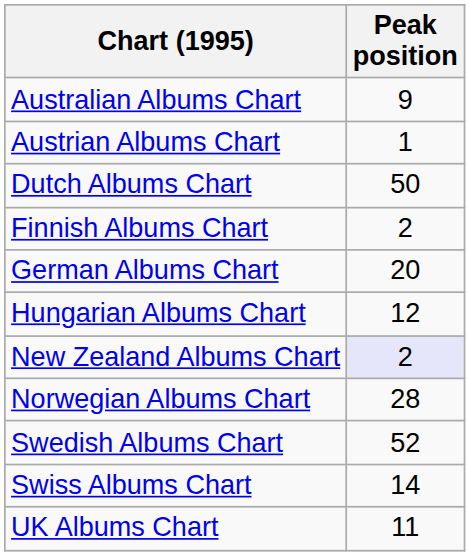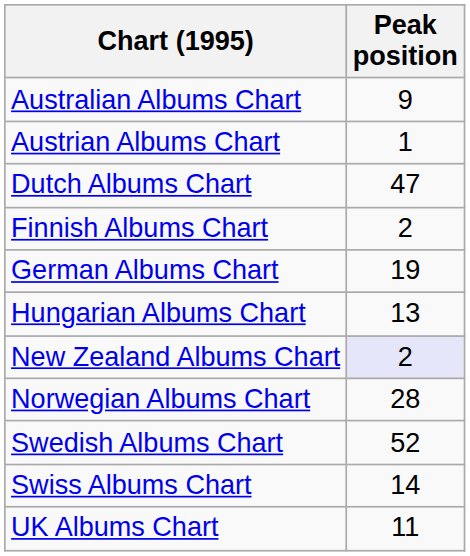(405, 185) 50 -> (405, 185) 47
(405, 270) 20 -> (405, 270) 19
(405, 313) 12 -> (405, 313) 13
